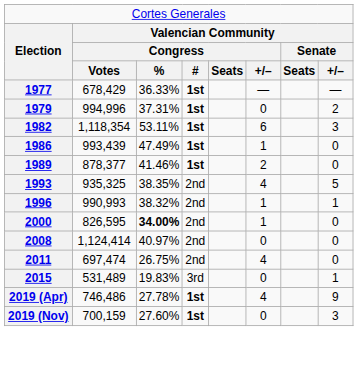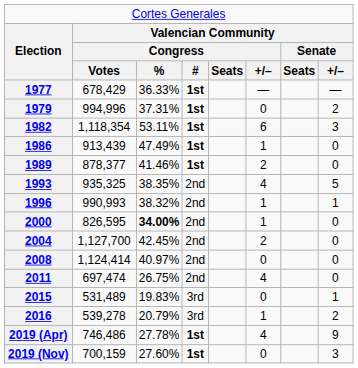(104, 146) 993,439 -> (104, 146) 913,439
+ row: (38, 241)
+ row: (38, 316)
